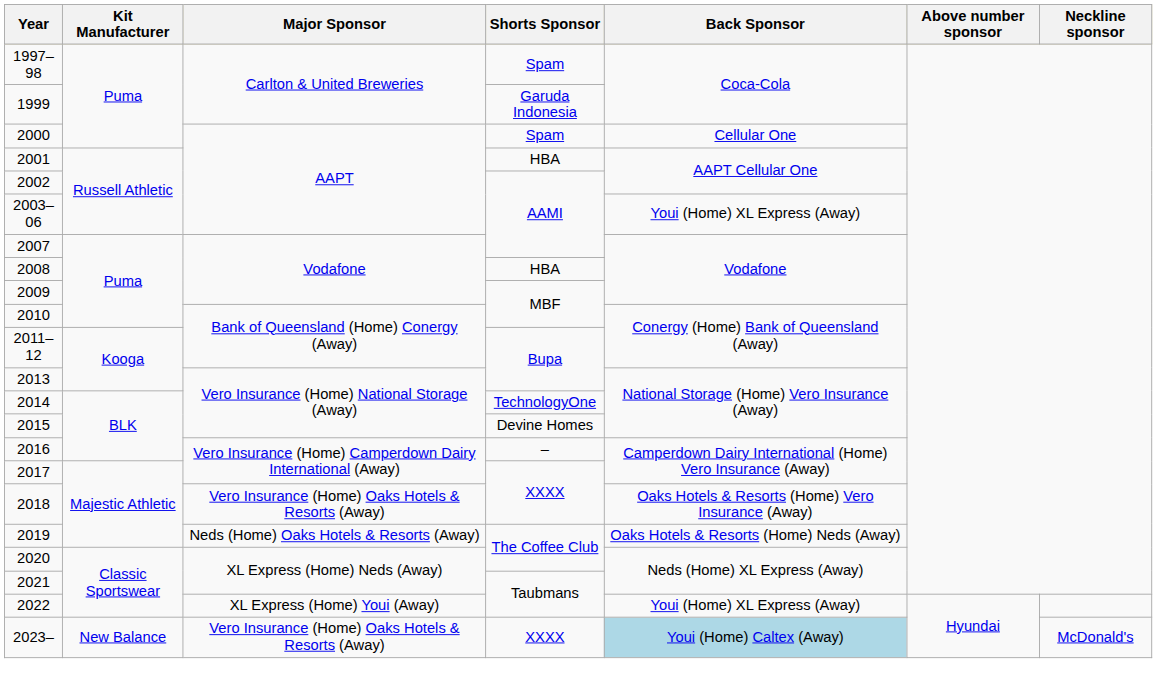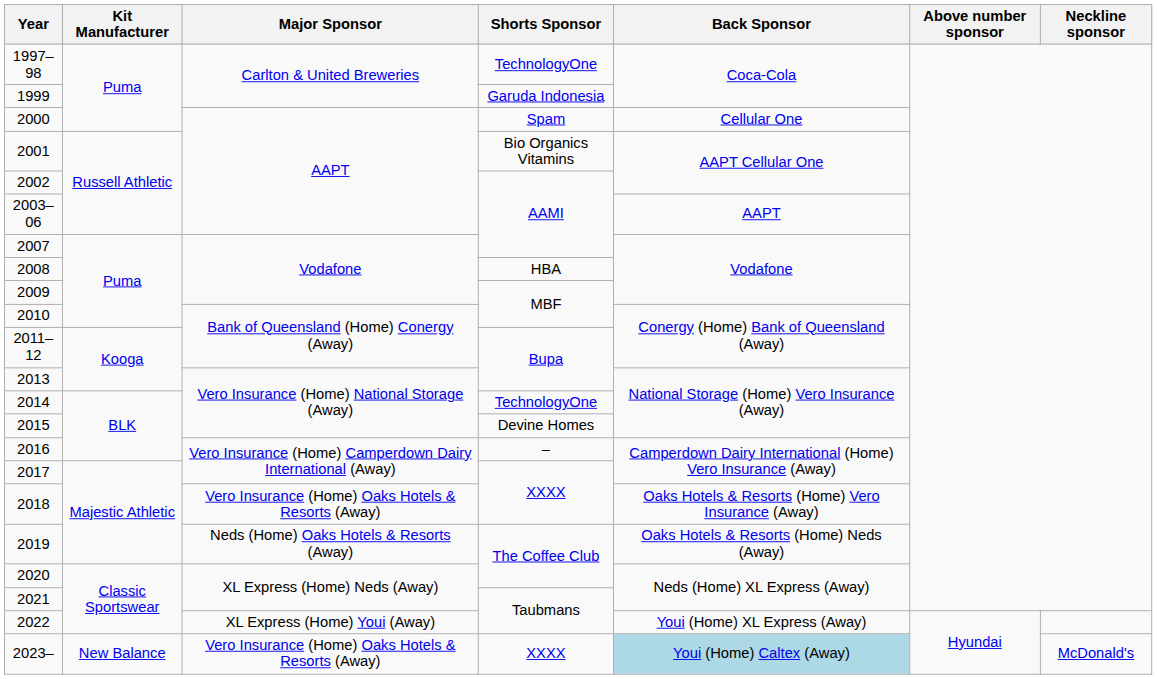(545, 64) Spam -> (546, 64) TechnologyOne
(545, 159) HBA -> (546, 150) Bio Organics Vitamins
(755, 214) Youi (Home) XL Express (Away) -> (761, 214) AAPT
